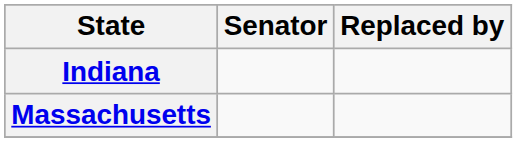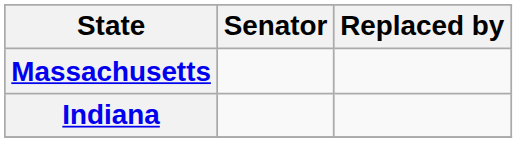rows swapped: (111, 70) <-> (111, 114)
